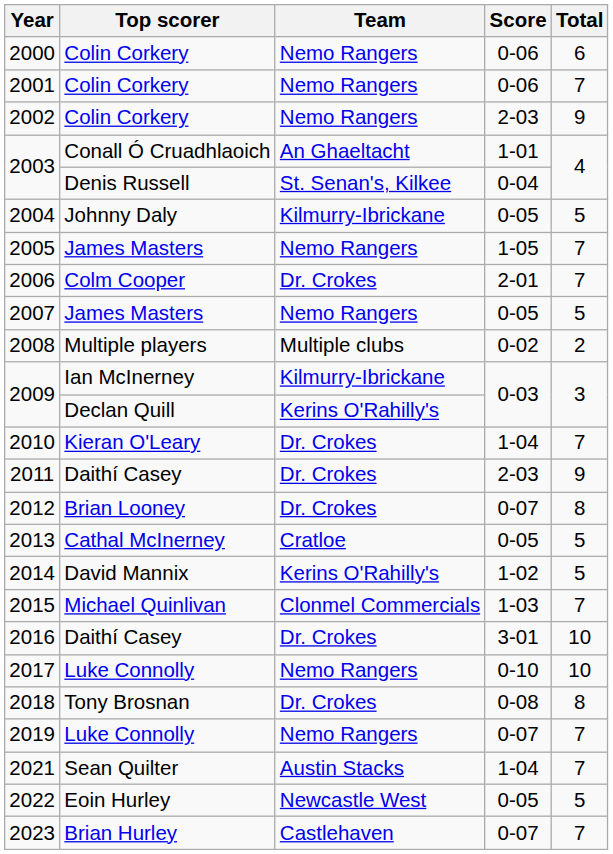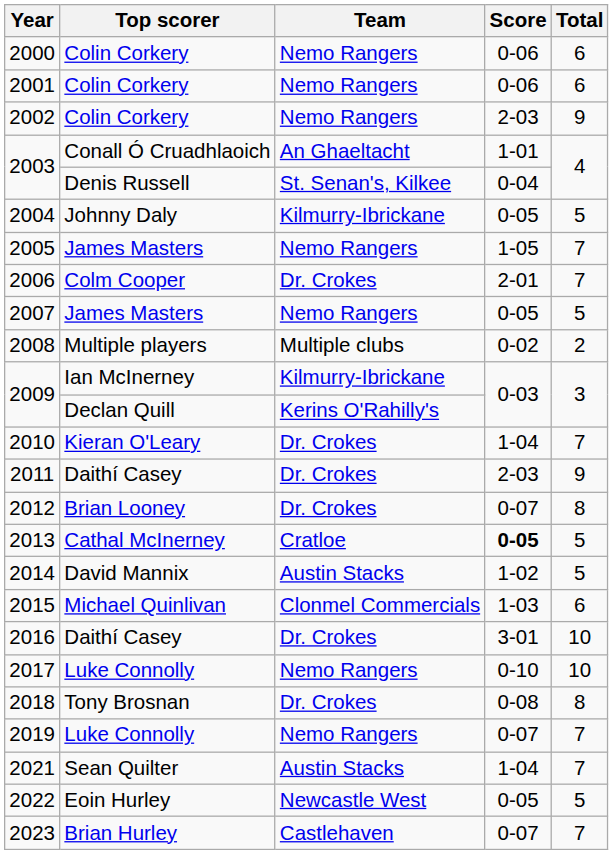(580, 85) 7 -> (580, 85) 6
(518, 540) normal -> (518, 540) bold
(359, 572) Kerins O'Rahilly's -> (342, 572) Austin Stacks
(580, 605) 7 -> (580, 605) 6
